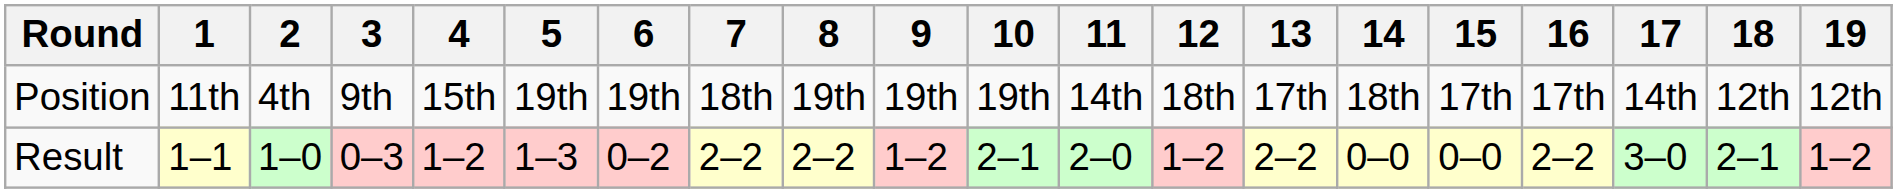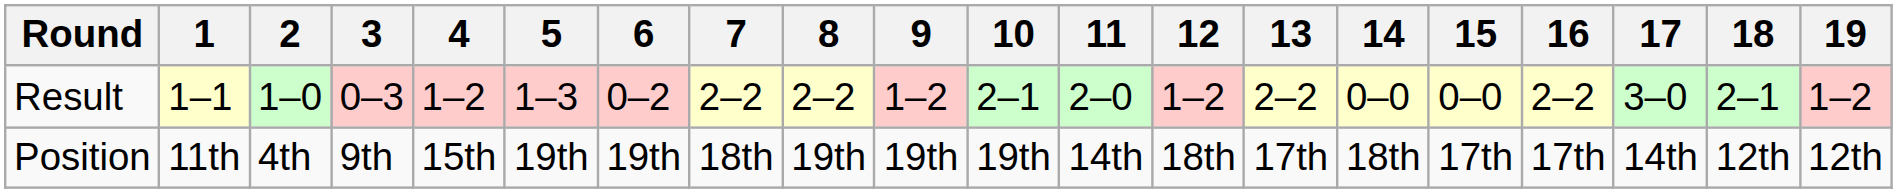rows swapped: (68, 156) <-> (82, 95)
